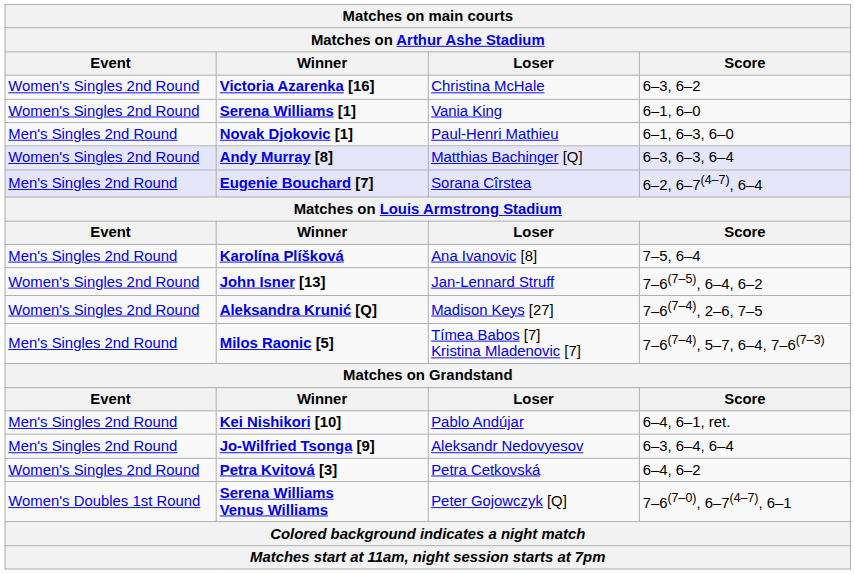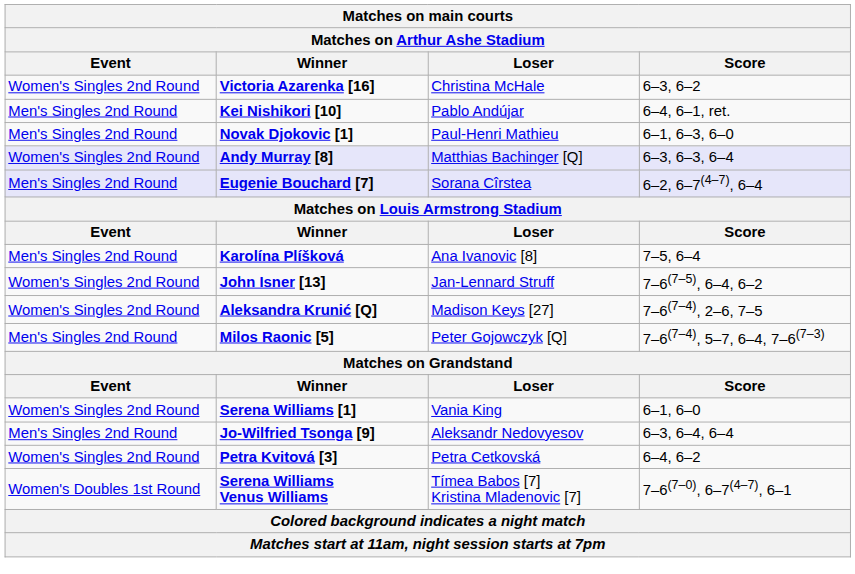rows swapped: (288, 110) <-> (281, 422)
(506, 343) Tímea Babos [7] Kristina Mladenovic [7] -> (499, 337) Peter Gojowczyk [Q]
(499, 501) Peter Gojowczyk [Q] -> (506, 489) Tímea Babos [7] Kristina Mladenovic [7]
